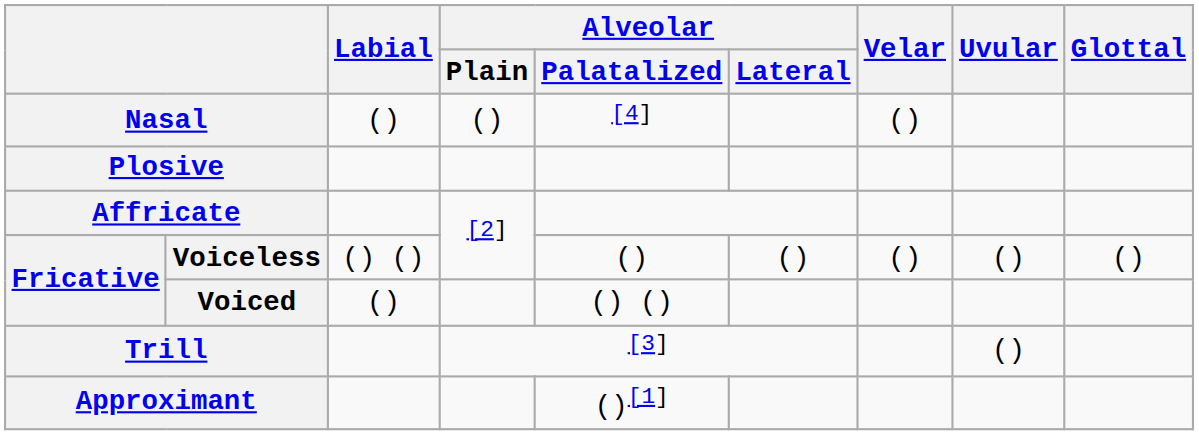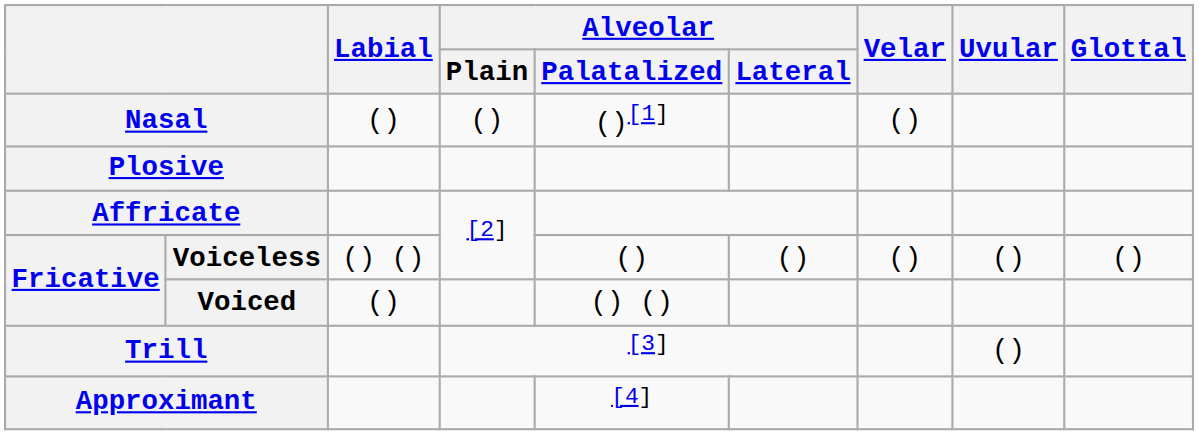(632, 114) [4] -> (632, 120) ()[1]
(632, 403) ()[1] -> (632, 396) [4]
